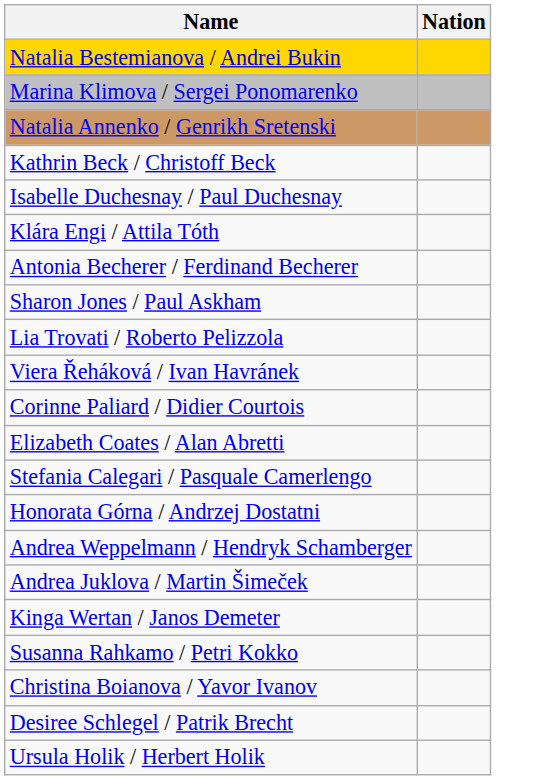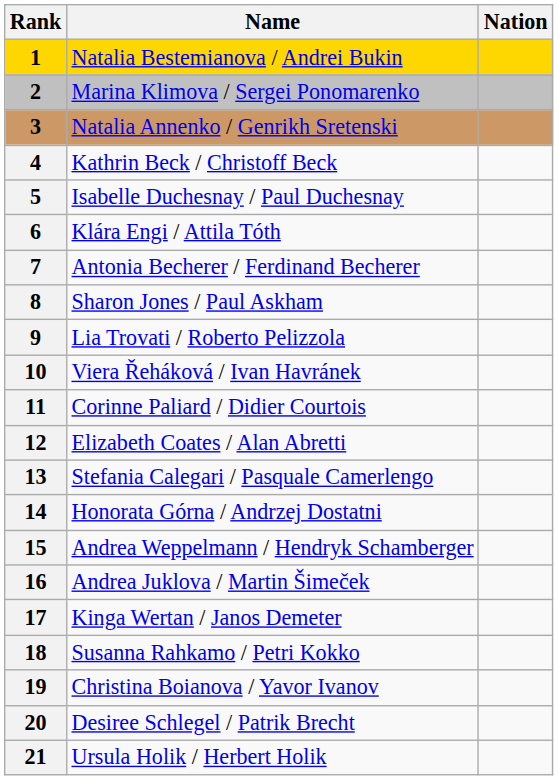+ column: (36, 22)
